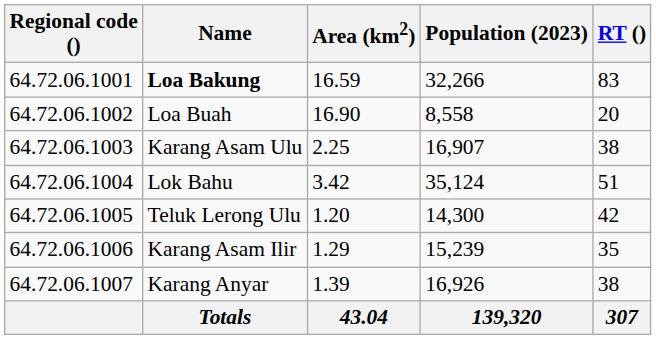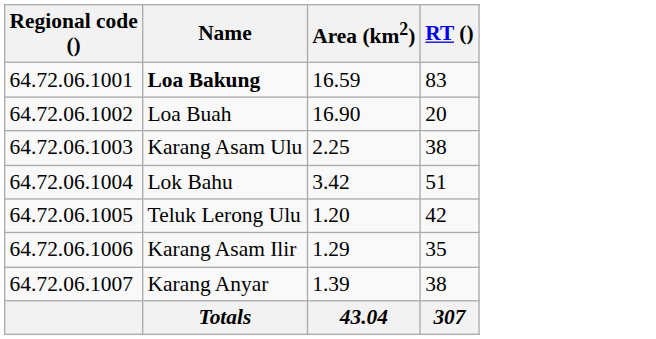- column: (507, 33)
